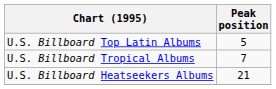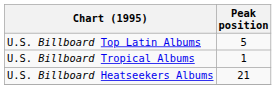(244, 59) 7 -> (244, 59) 1
